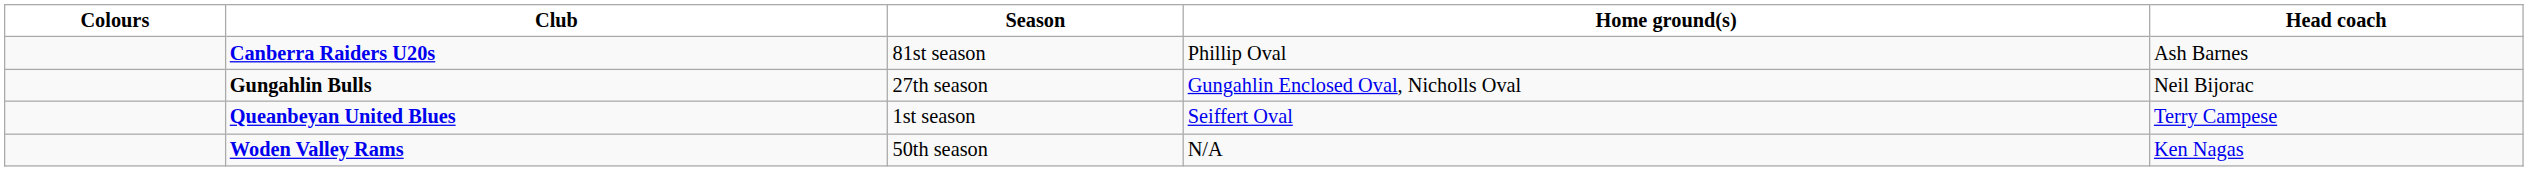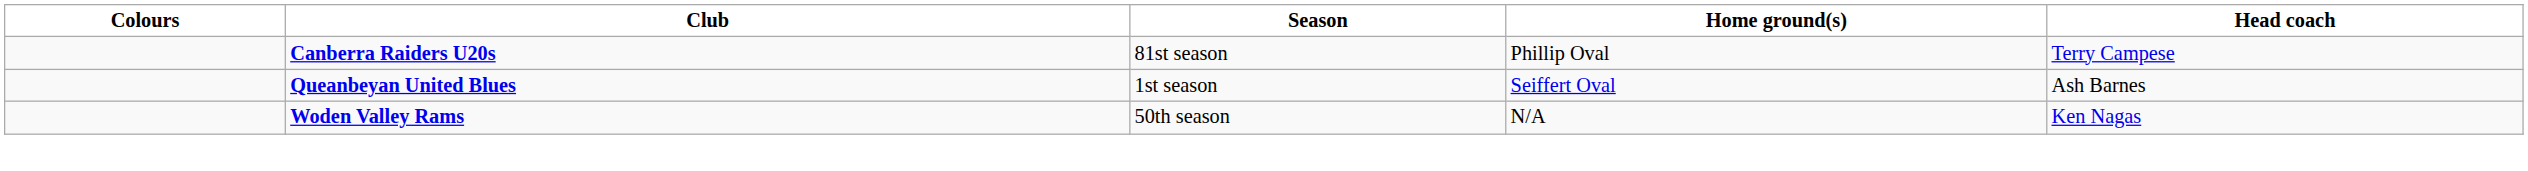(2201, 52) Ash Barnes -> (2113, 52) Terry Campese
- row: (301, 85)
(2216, 117) Terry Campese -> (2099, 85) Ash Barnes
